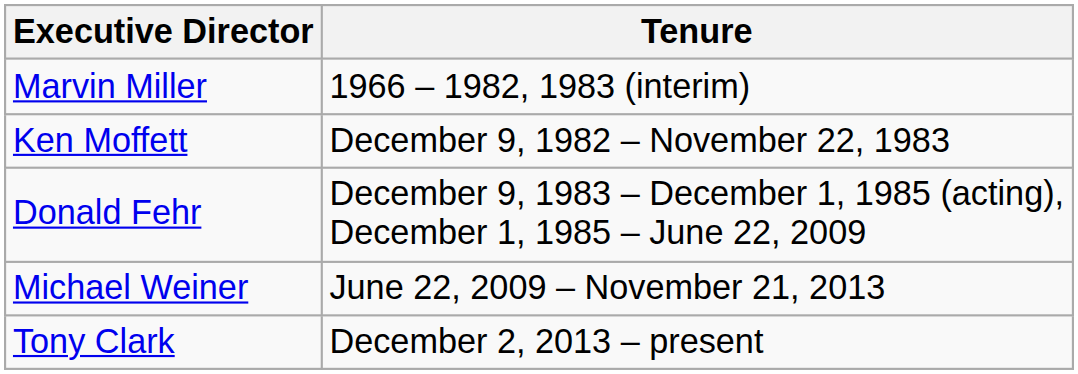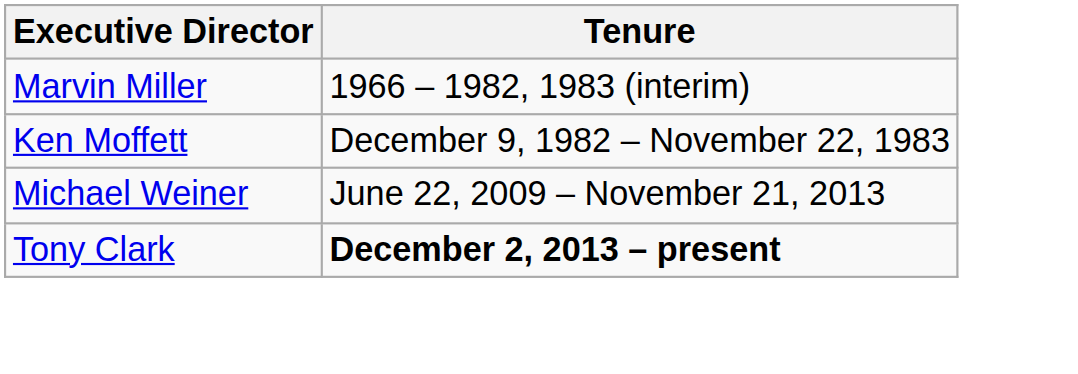- row: (107, 213)
(546, 341) normal -> (555, 248) bold
